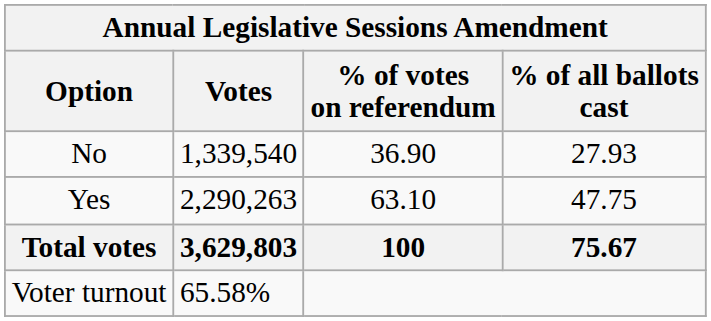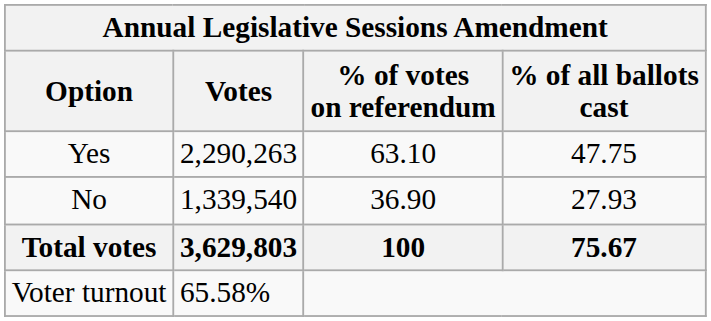rows swapped: (89, 199) <-> (89, 153)
